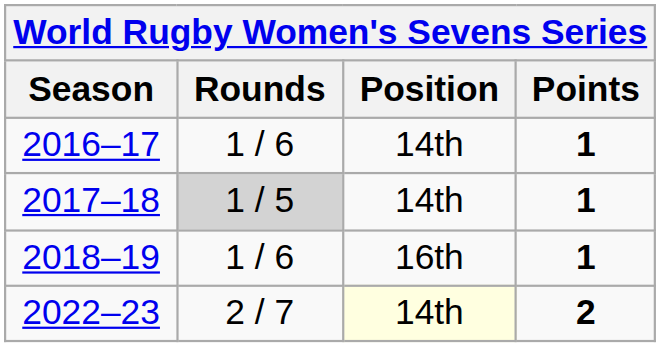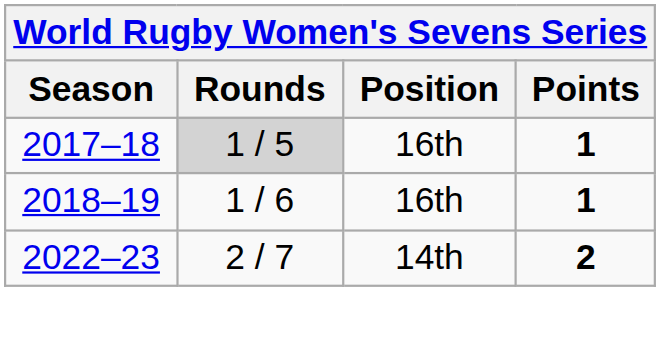- row: (91, 144)
(429, 200) 14th -> (429, 144) 16th
(429, 312) lightyellow background -> (429, 256) no background
